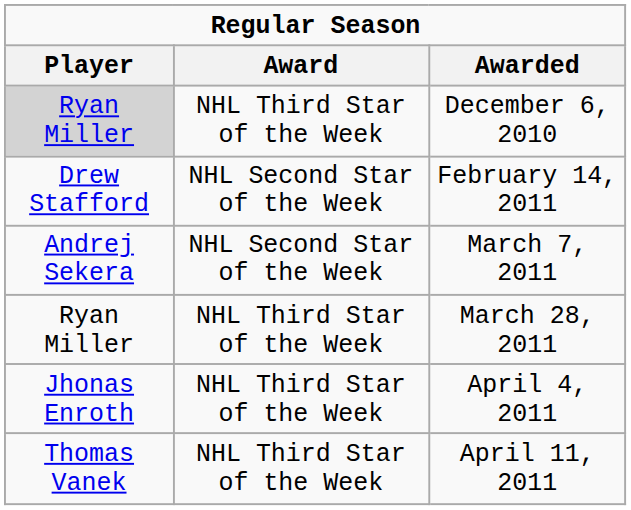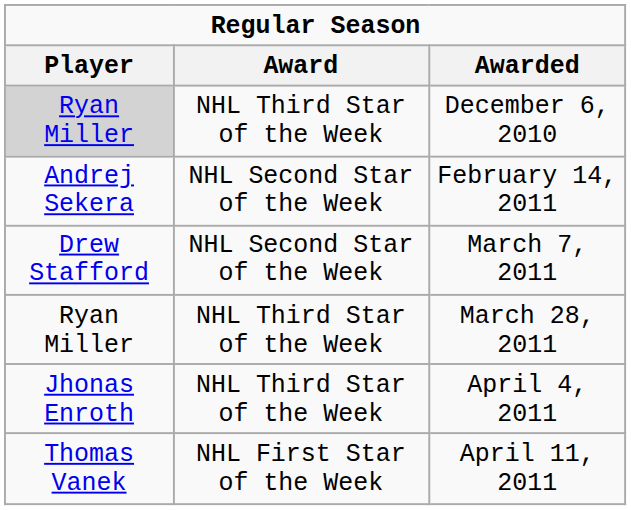(89, 191) Drew Stafford -> (89, 191) Andrej Sekera
(89, 260) Andrej Sekera -> (89, 260) Drew Stafford
(301, 468) NHL Third Star of the Week -> (301, 468) NHL First Star of the Week
